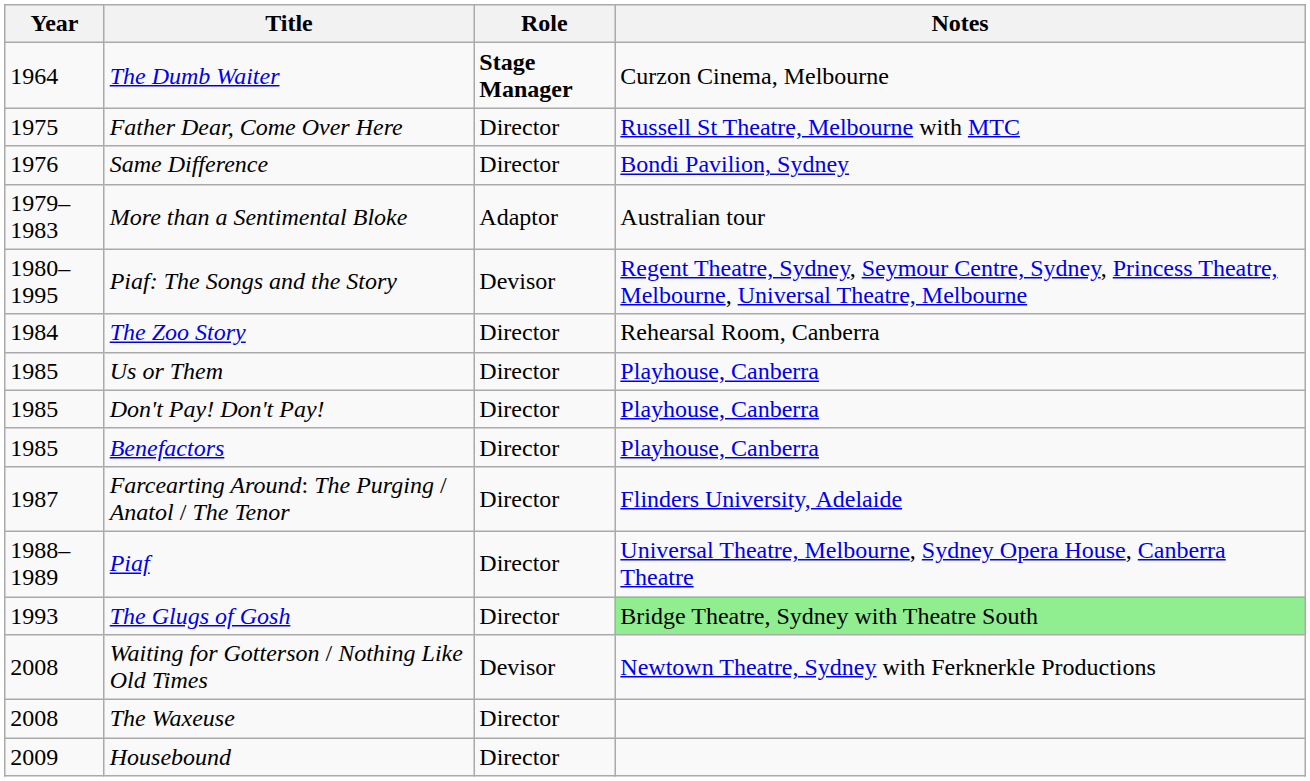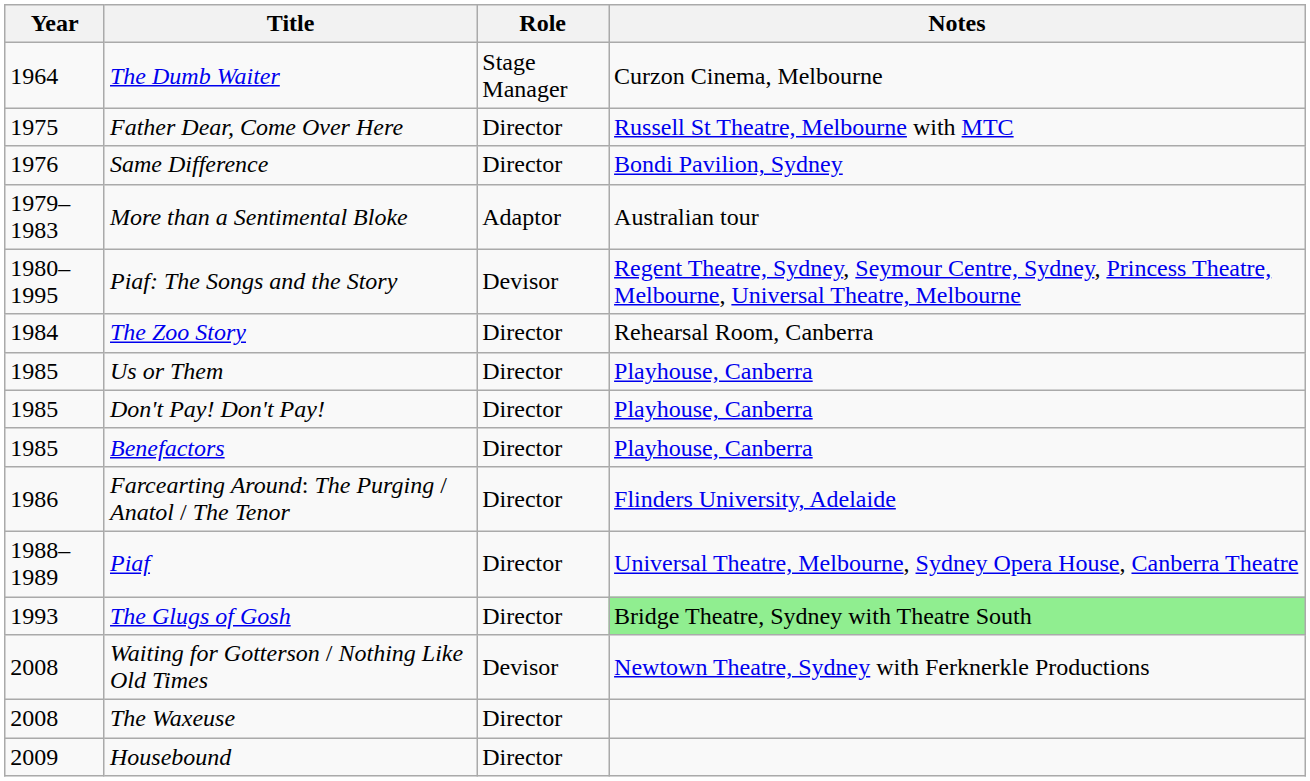(526, 75) bold -> (525, 75) normal
(34, 498) 1987 -> (34, 498) 1986
